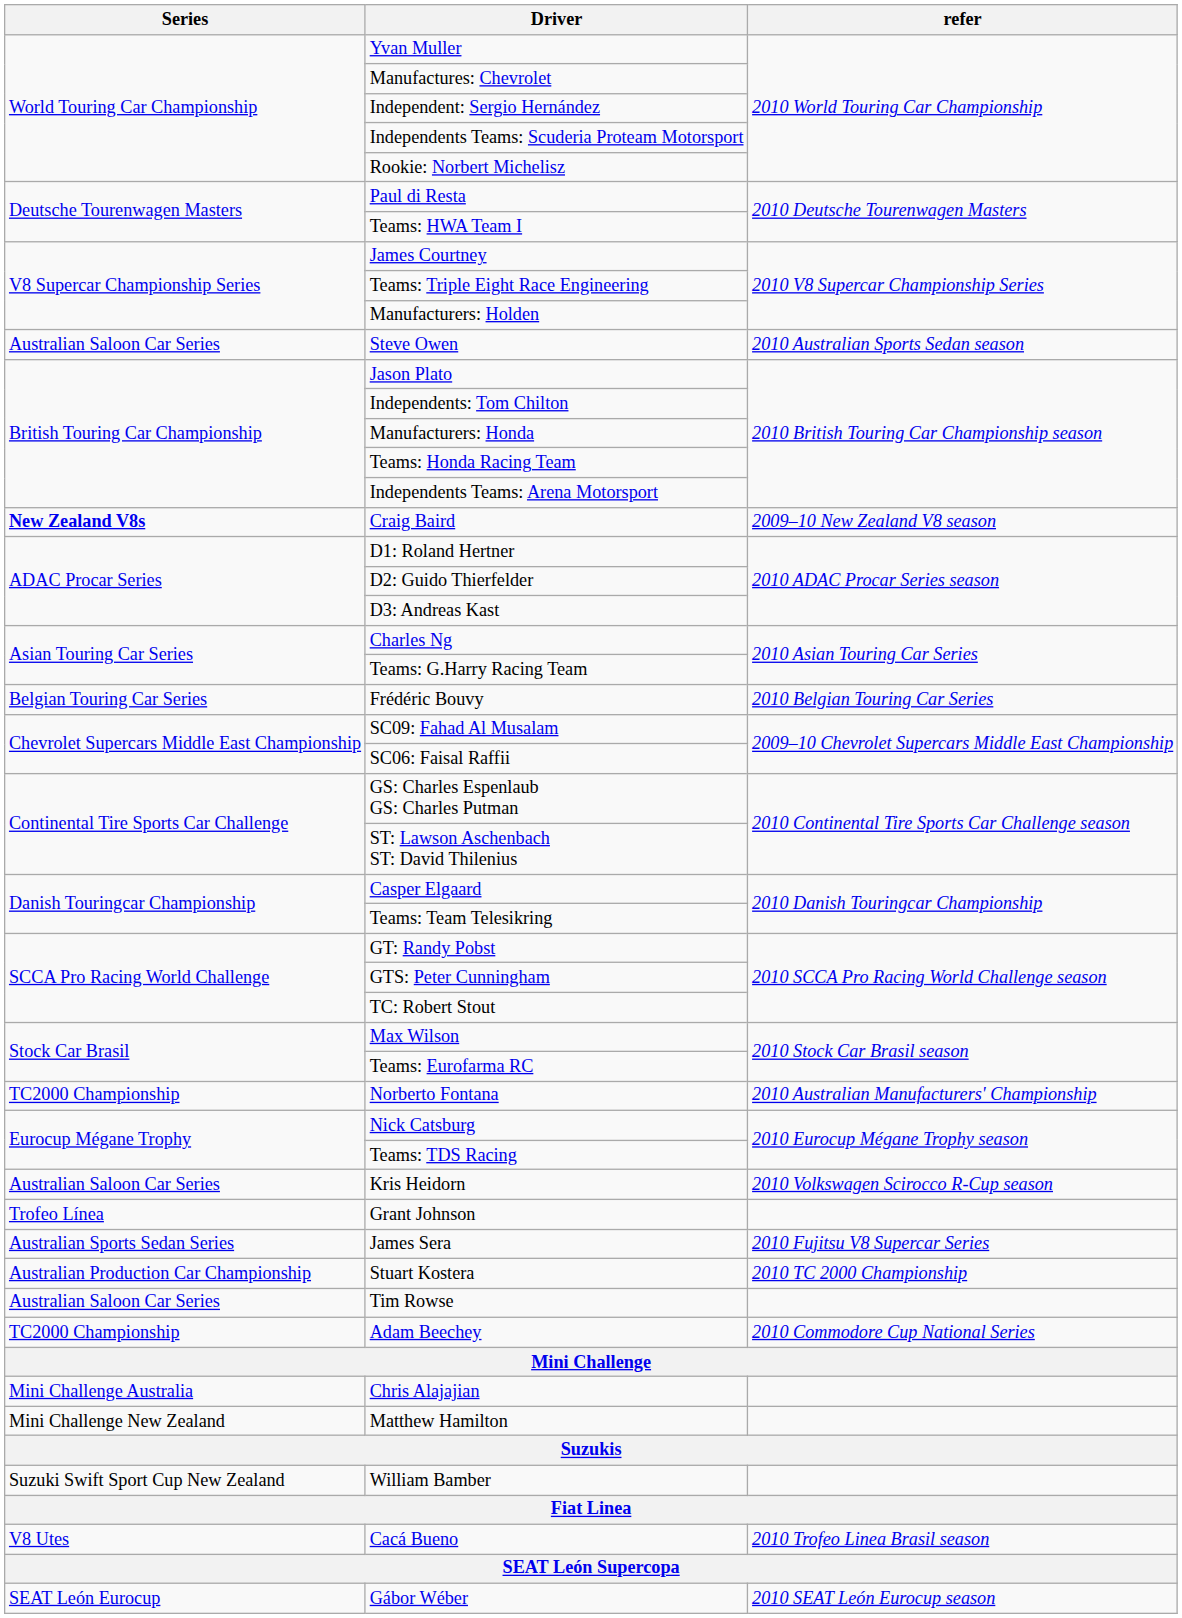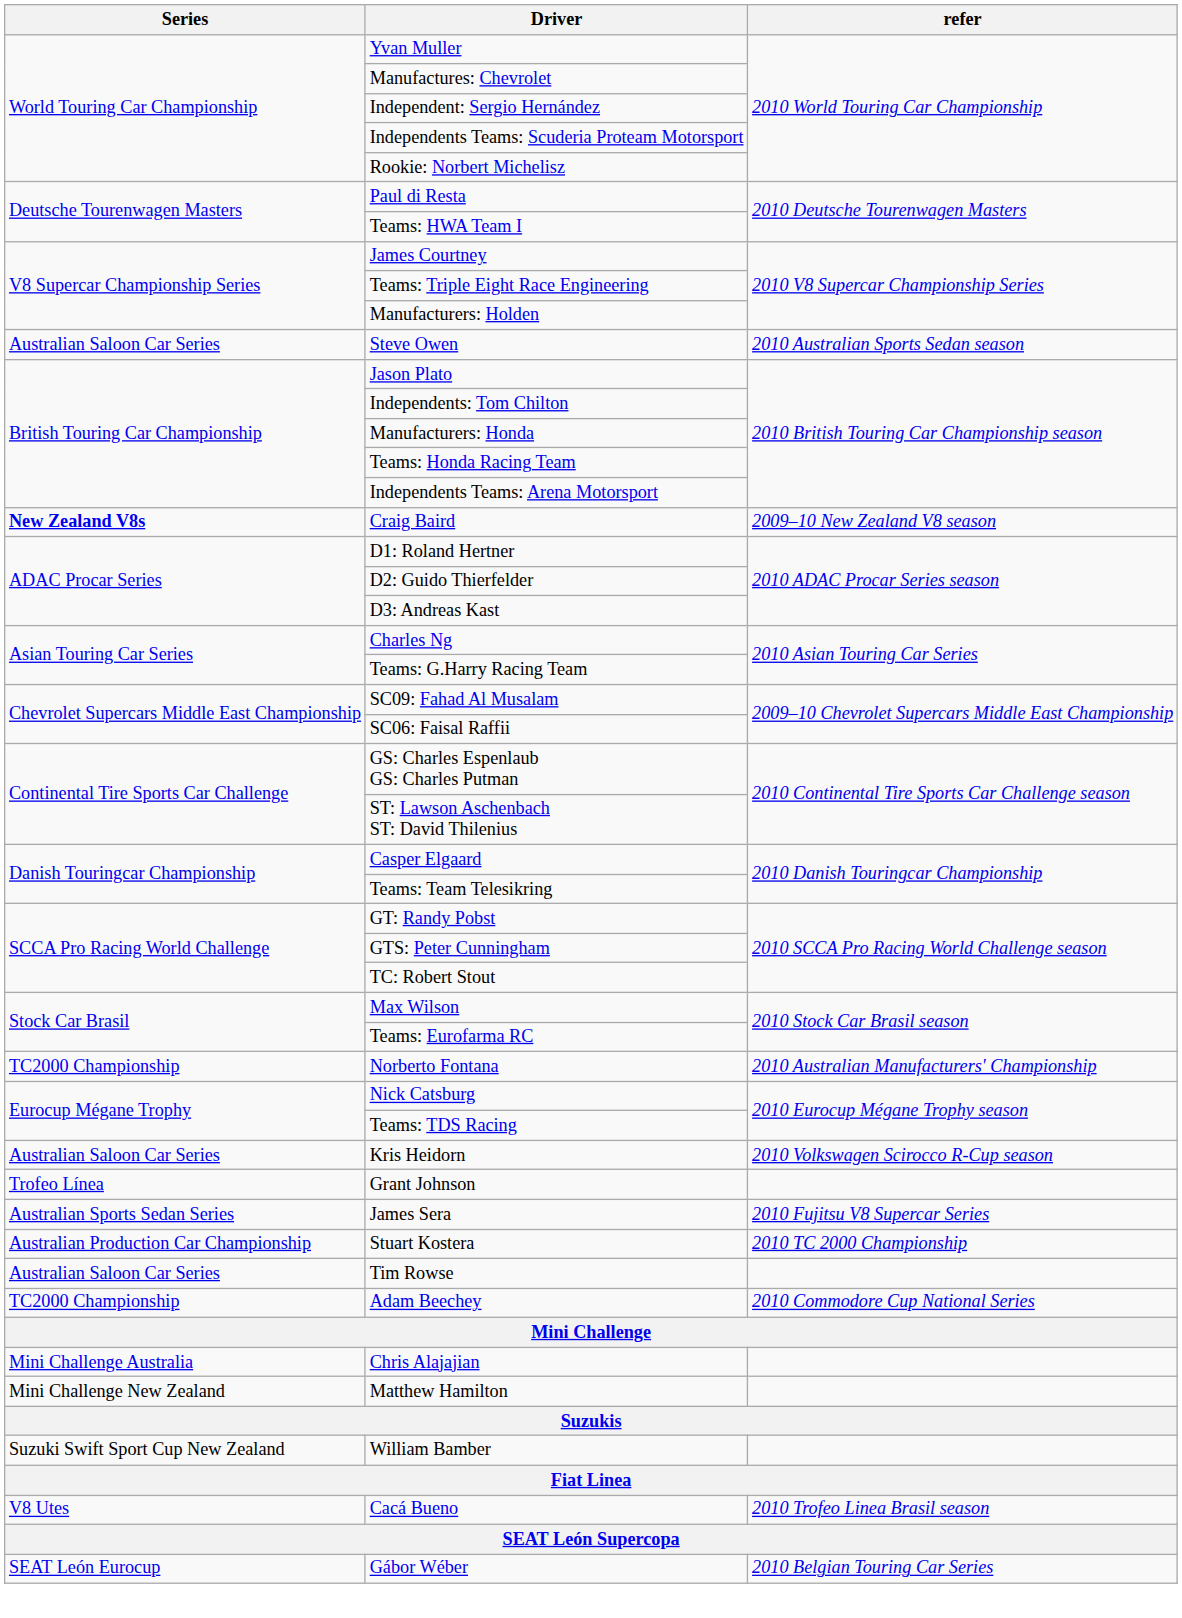- row: (427, 698)
(874, 1598) 2010 SEAT León Eurocup season -> (873, 1568) 2010 Belgian Touring Car Series
